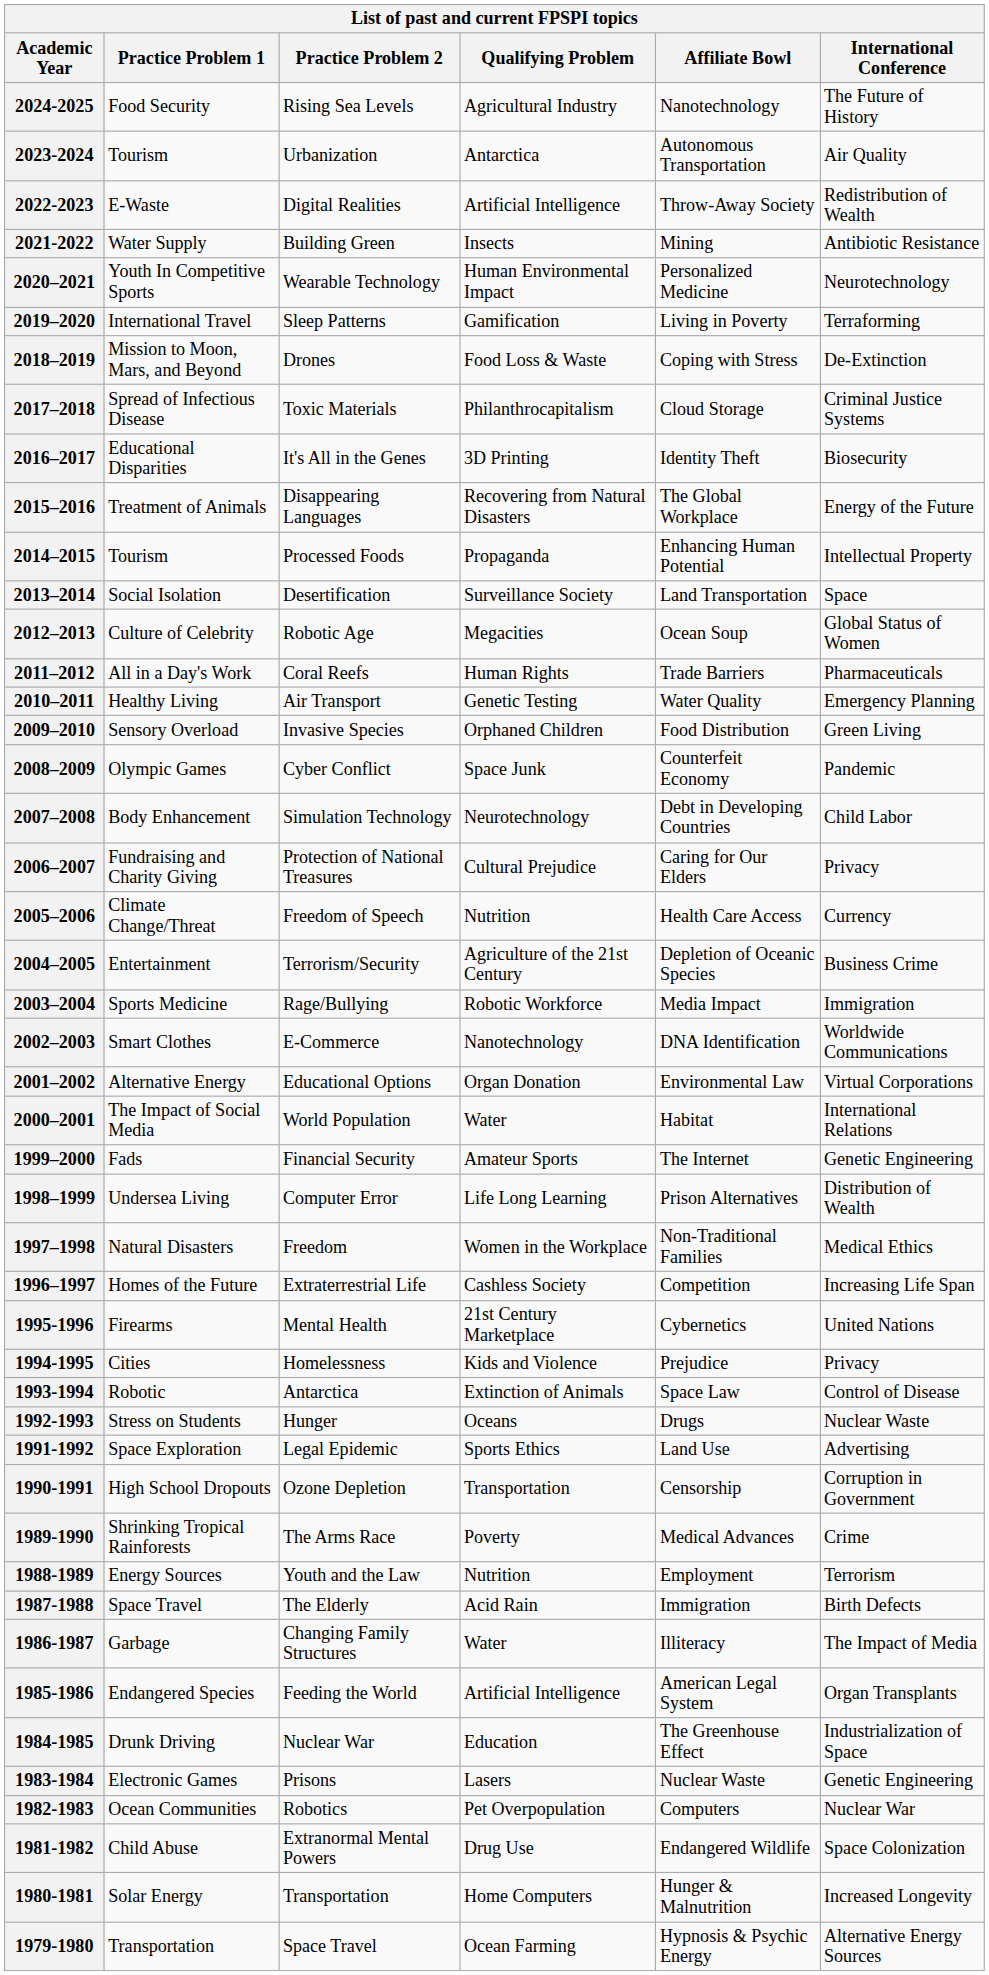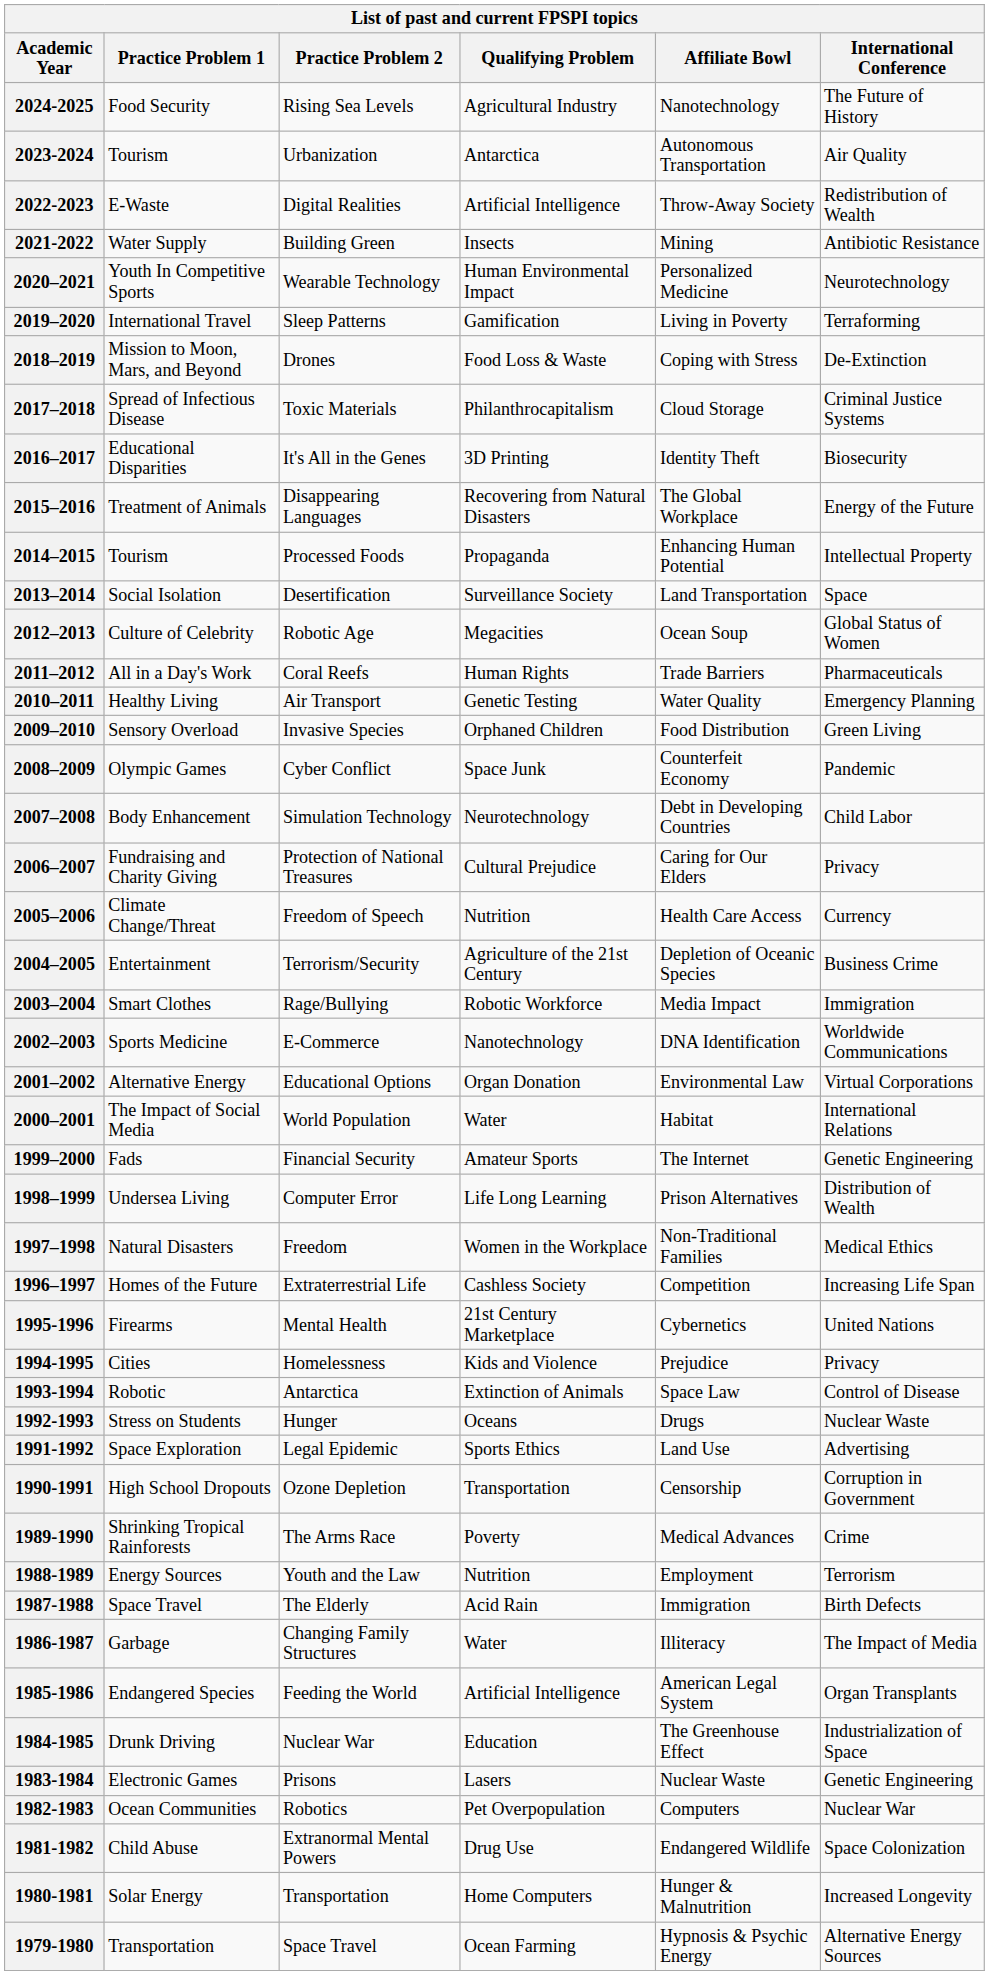(168, 1003) Sports Medicine -> (160, 1003) Smart Clothes
(160, 1042) Smart Clothes -> (168, 1042) Sports Medicine
